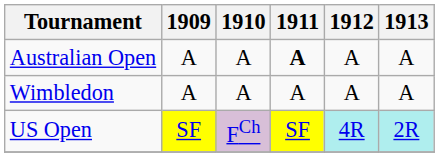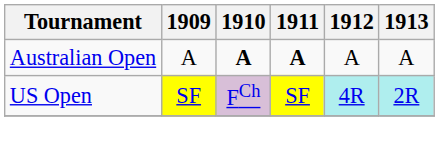(243, 57) normal -> (243, 57) bold
- row: (62, 92)
